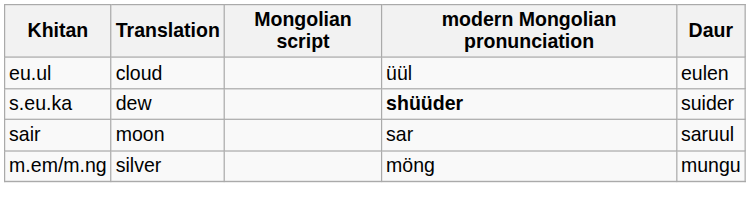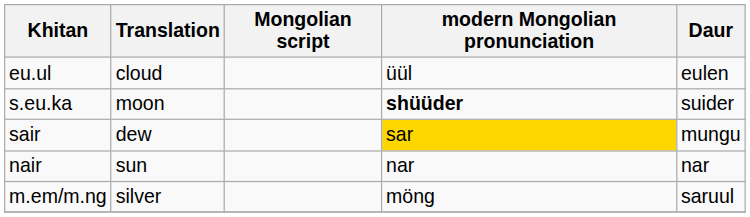(134, 103) dew -> (140, 103) moon
(140, 134) moon -> (134, 134) dew
(400, 134) no background -> (400, 134) gold background
(708, 134) saruul -> (711, 134) mungu
+ row: (25, 165)
(711, 165) mungu -> (708, 196) saruul
